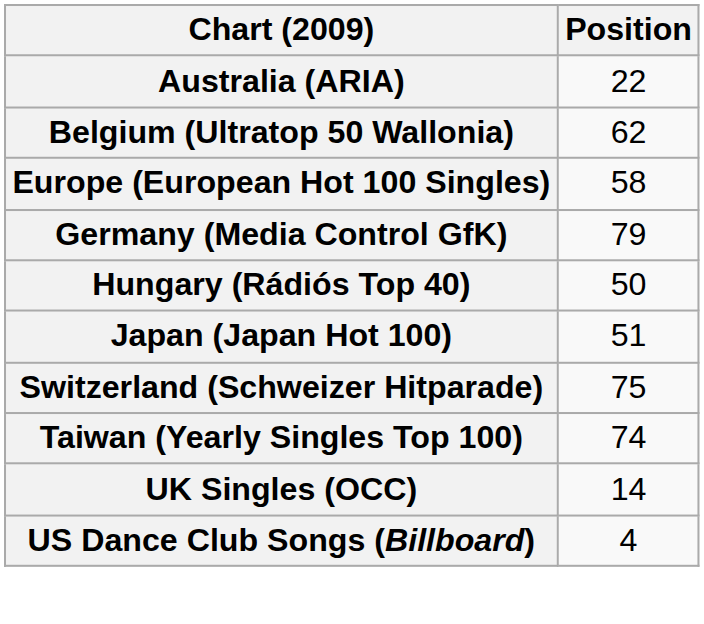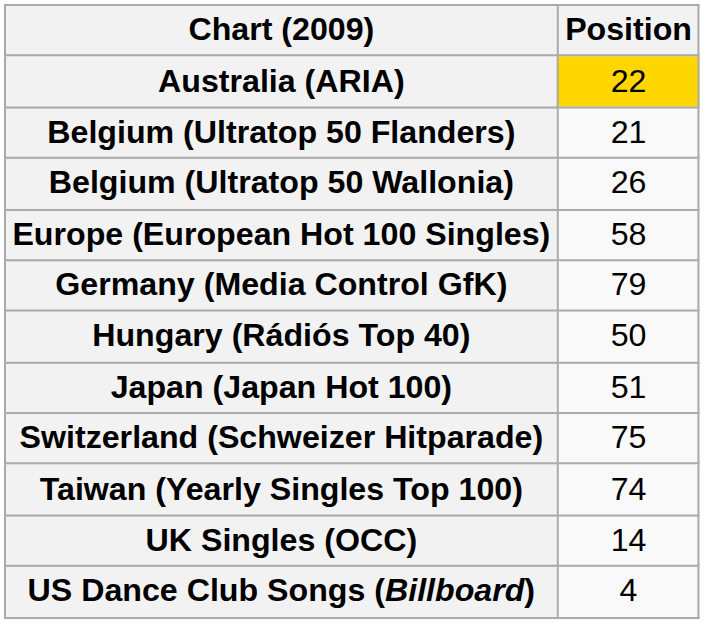(629, 81) no background -> (629, 81) gold background
+ row: (281, 132)
(629, 132) 62 -> (629, 183) 26
